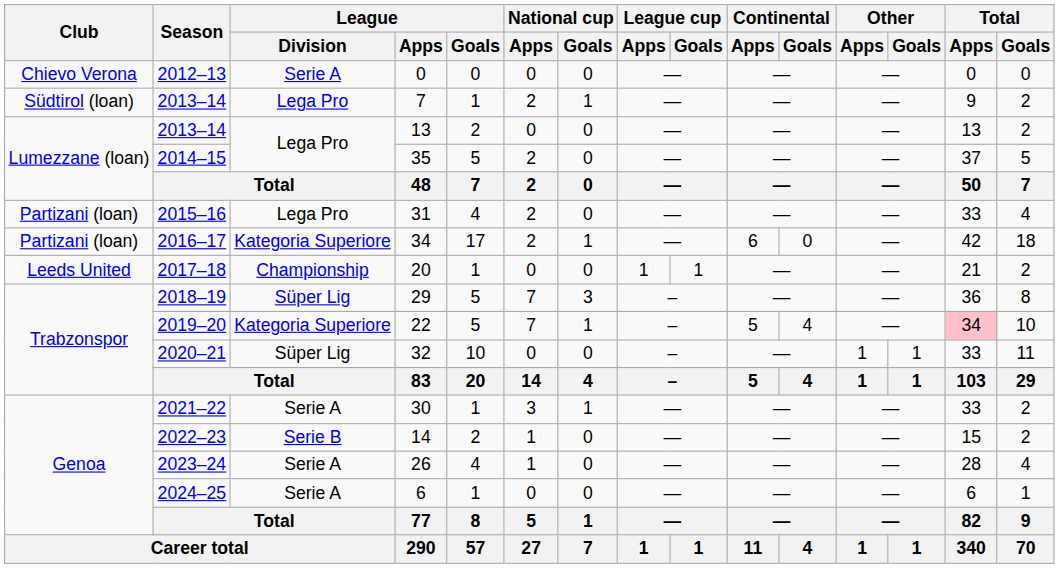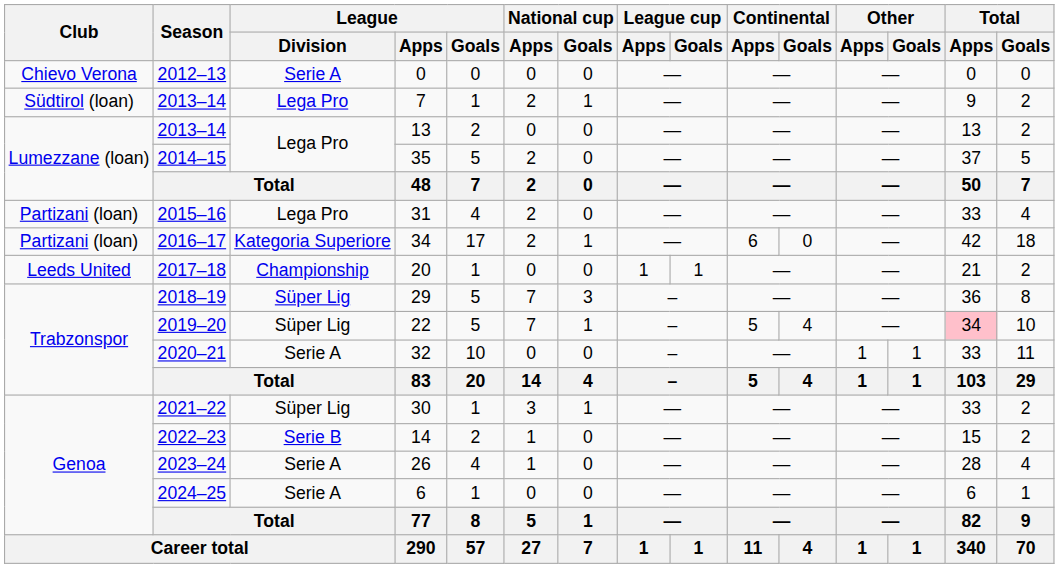(313, 325) Kategoria Superiore -> (313, 325) Süper Lig
(313, 353) Süper Lig -> (313, 353) Serie A
(313, 409) Serie A -> (313, 409) Süper Lig
